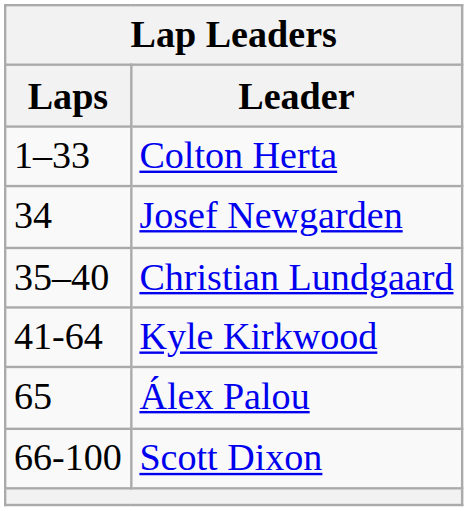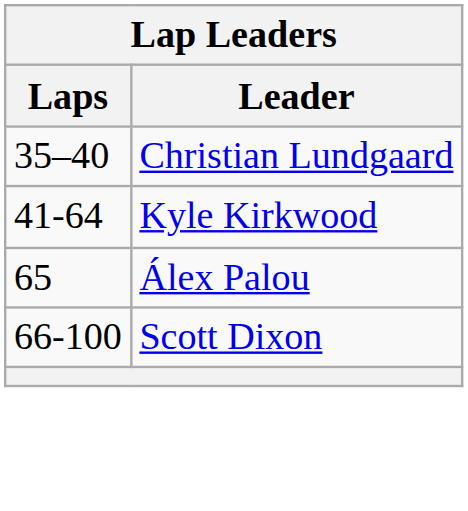- row: (238, 155)
- row: (271, 215)
